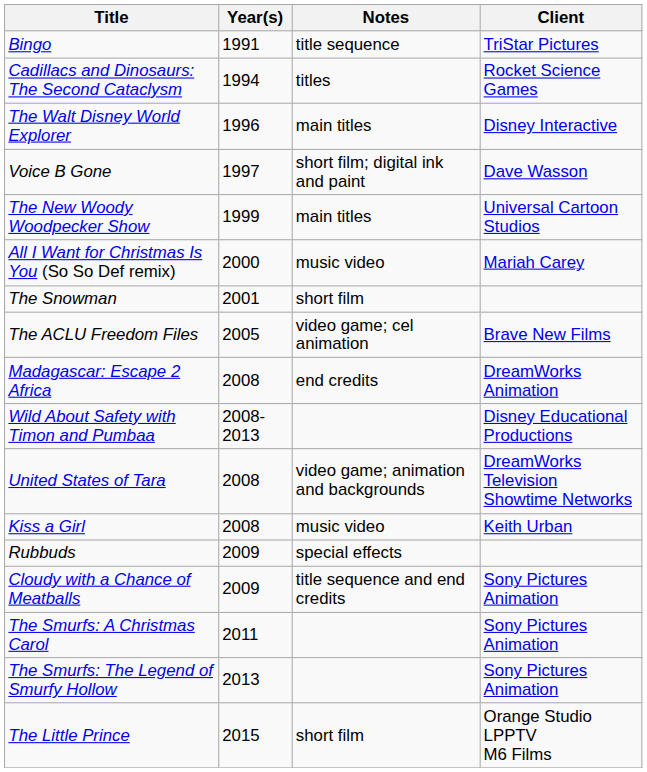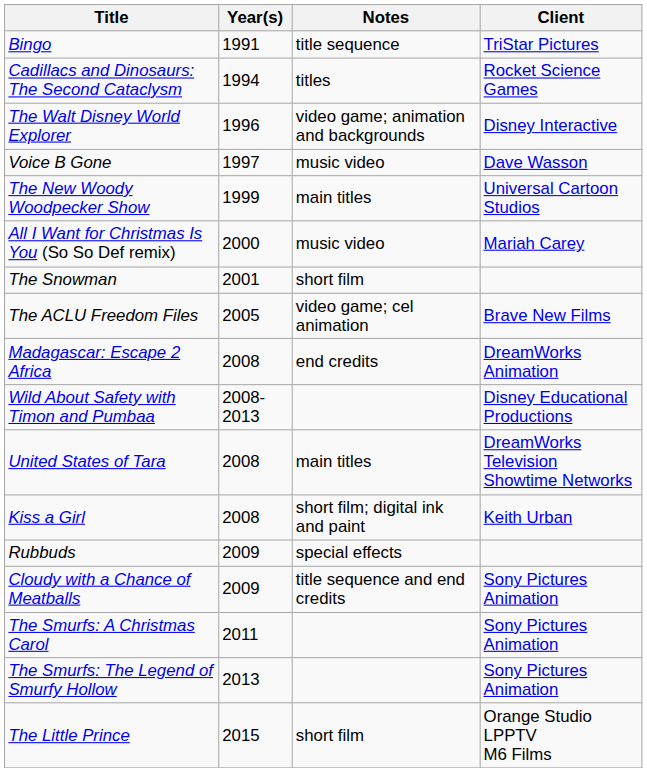(334, 126) main titles -> (380, 126) video game; animation and backgrounds
(370, 171) short film; digital ink and paint -> (340, 162) music video
(380, 481) video game; animation and backgrounds -> (334, 462) main titles
(340, 526) music video -> (370, 517) short film; digital ink and paint
